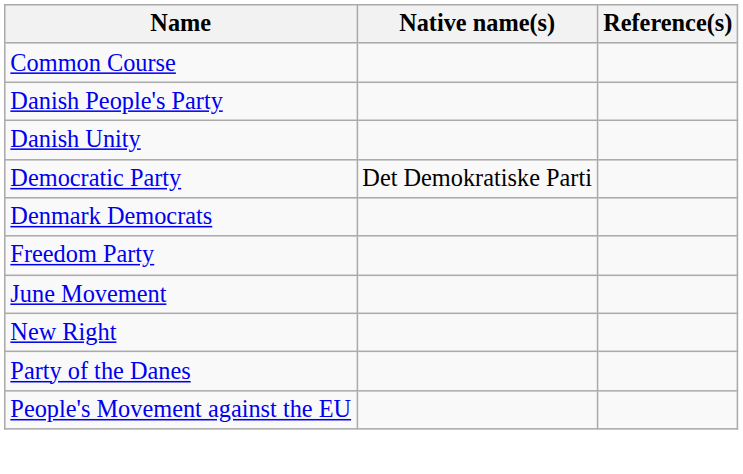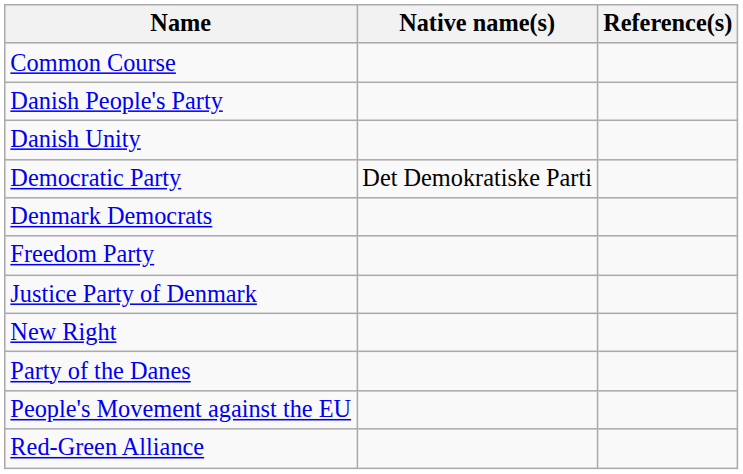- row: (88, 293)
+ row: (134, 293)
+ row: (107, 448)
